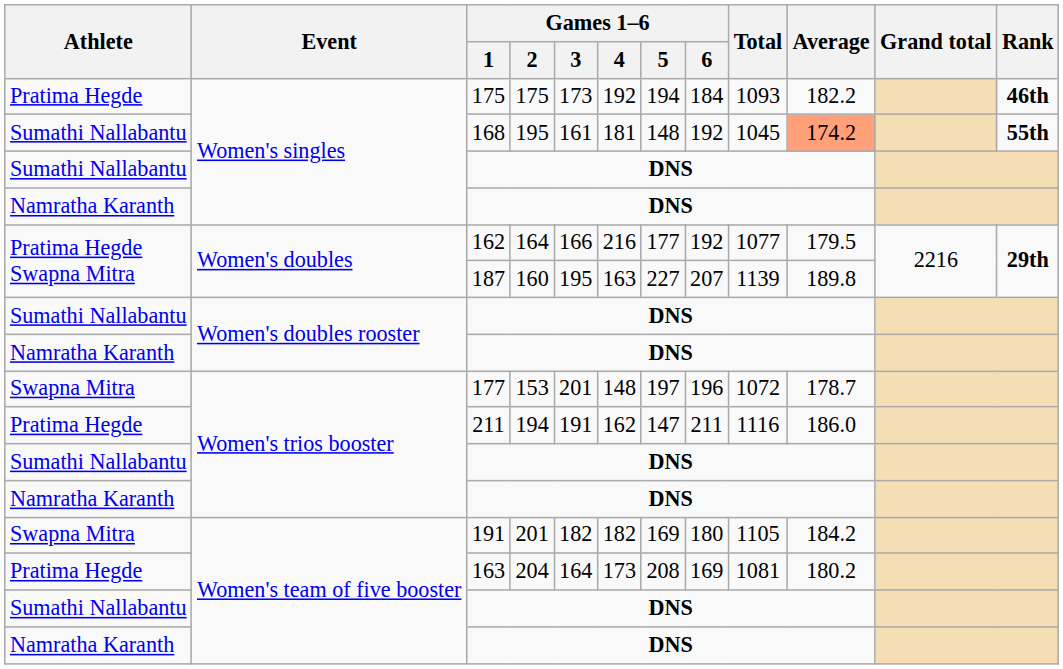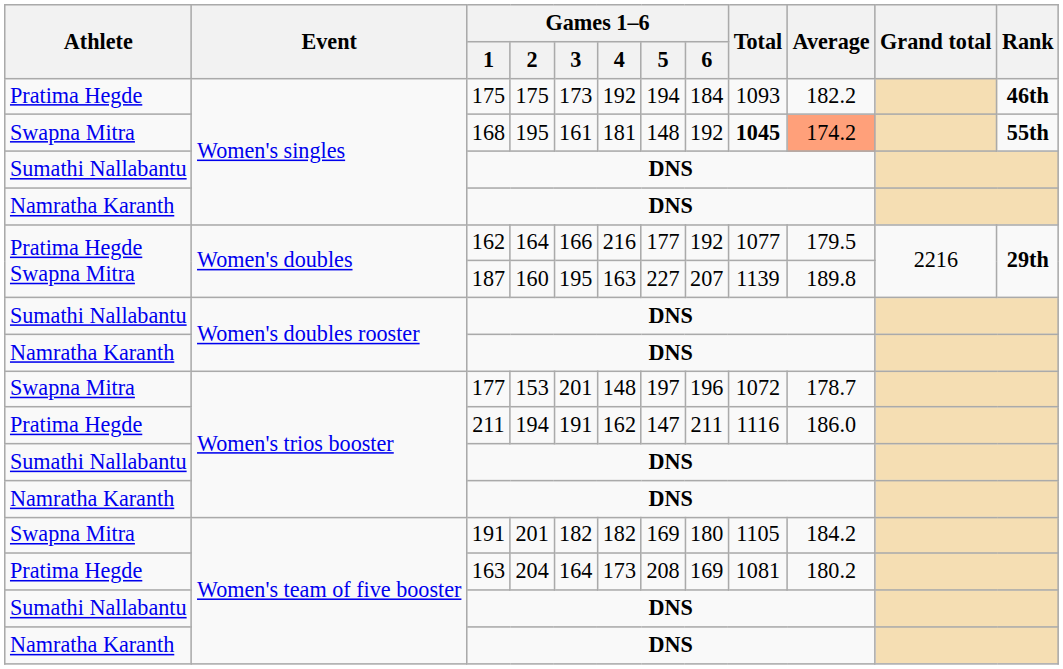(98, 132) Sumathi Nallabantu -> (72, 132) Swapna Mitra
(758, 132) normal -> (758, 132) bold
